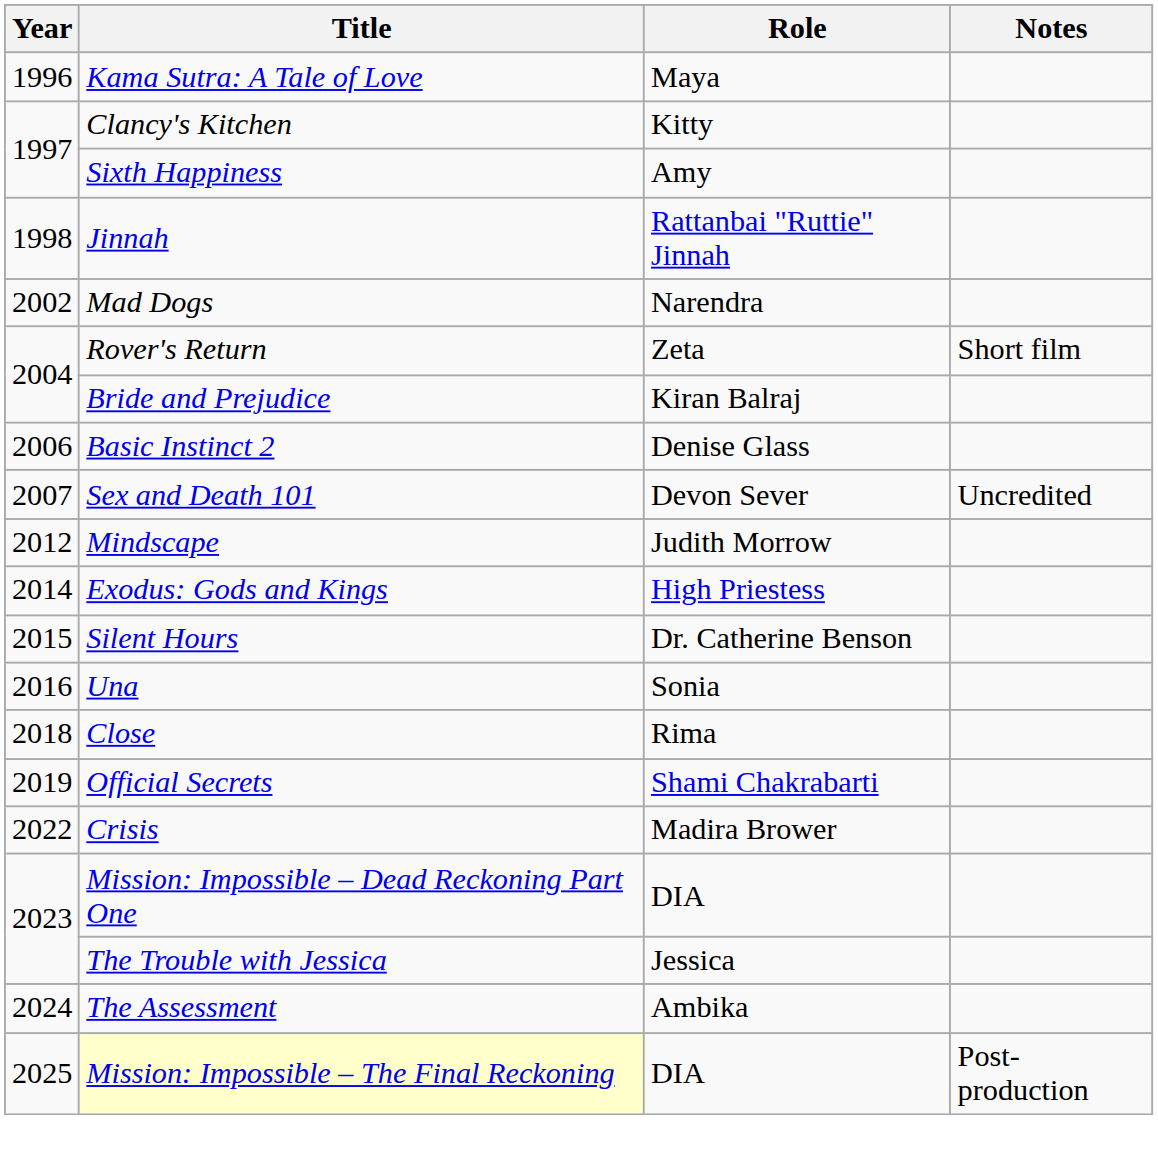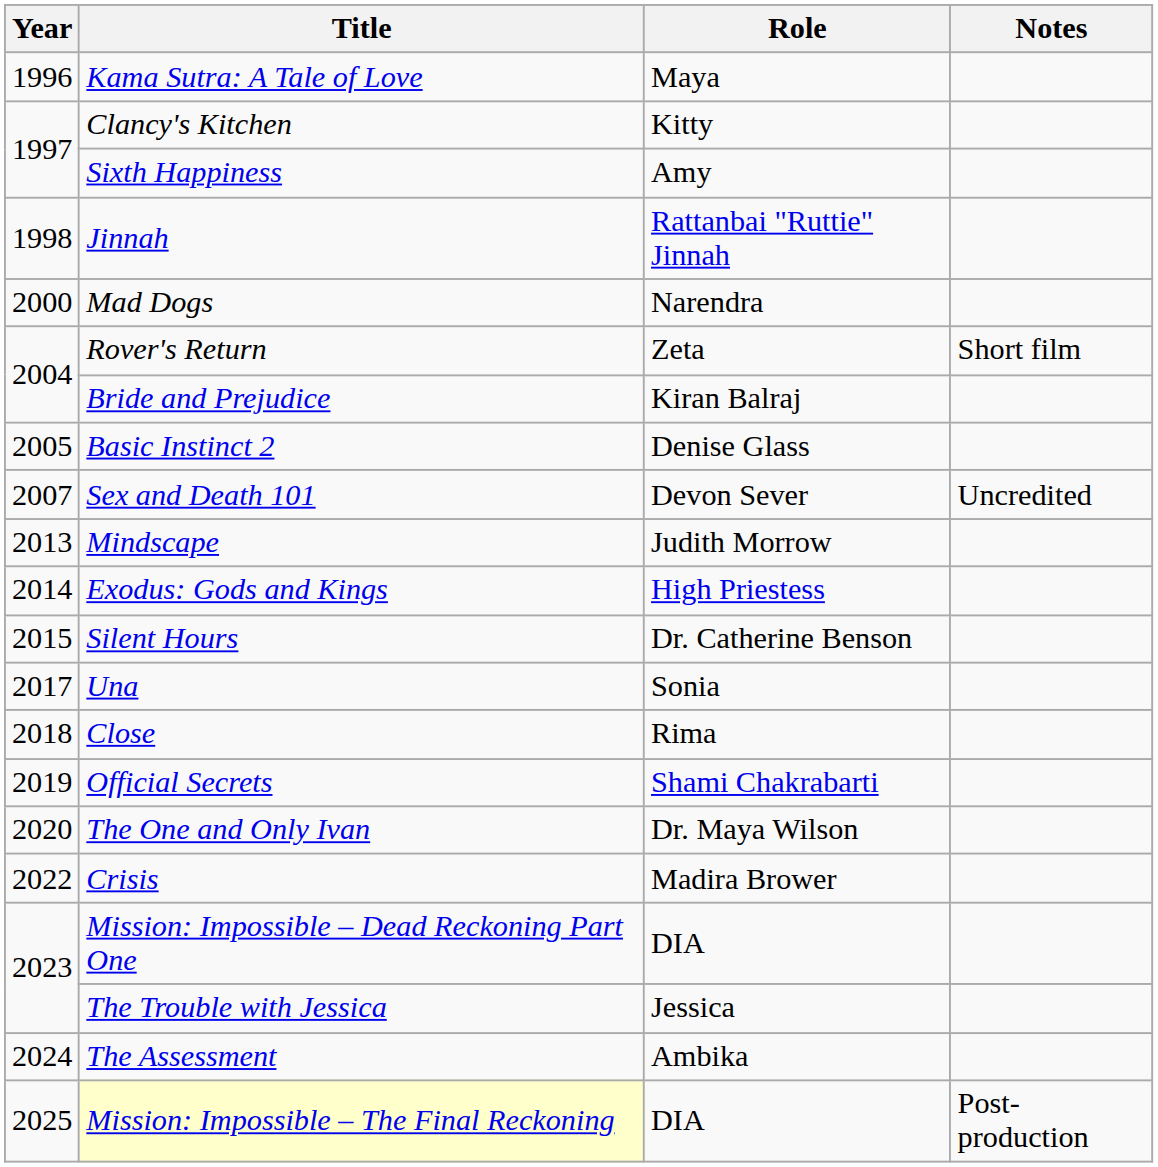(42, 302) 2002 -> (42, 302) 2000
(42, 446) 2006 -> (42, 446) 2005
(42, 542) 2012 -> (42, 542) 2013
(42, 685) 2016 -> (42, 685) 2017
+ row: (228, 829)
